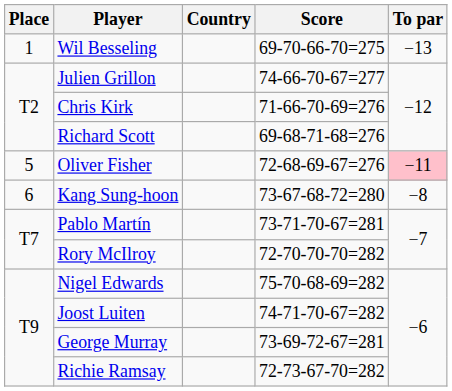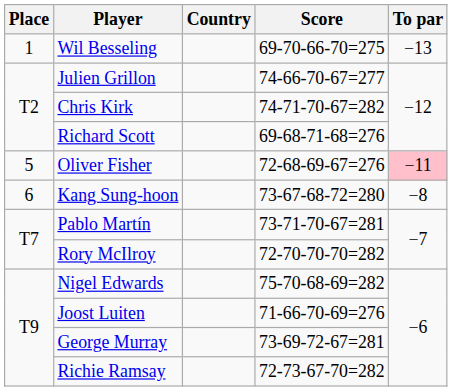(322, 107) 71-66-70-69=276 -> (322, 107) 74-71-70-67=282
(322, 312) 74-71-70-67=282 -> (322, 312) 71-66-70-69=276
